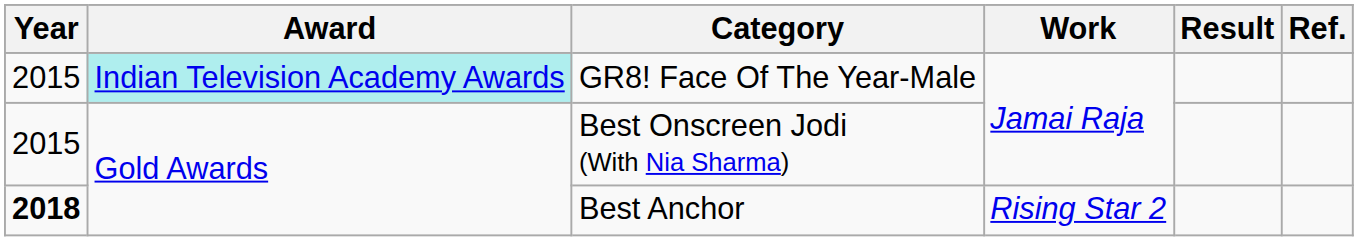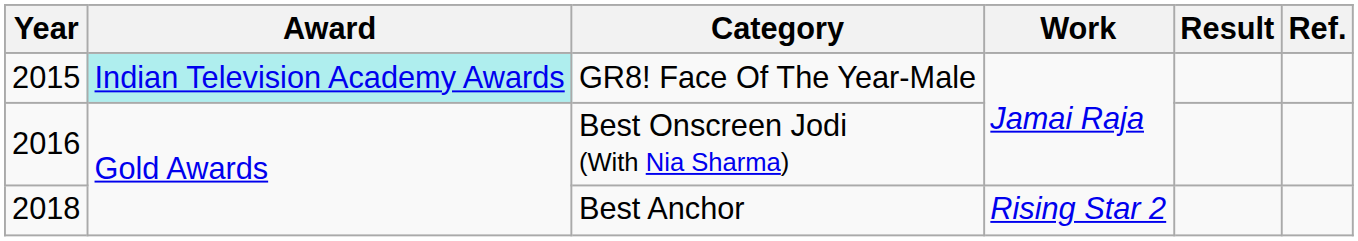(46, 143) 2015 -> (46, 143) 2016
(46, 209) bold -> (46, 209) normal
